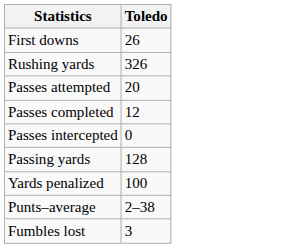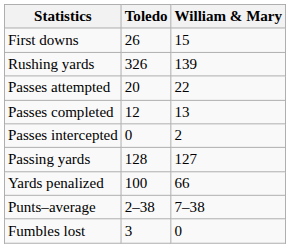+ column: (228, 16)
